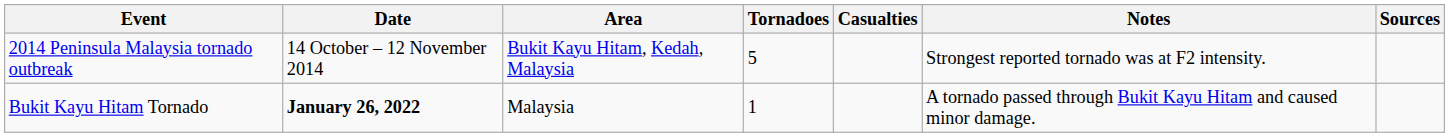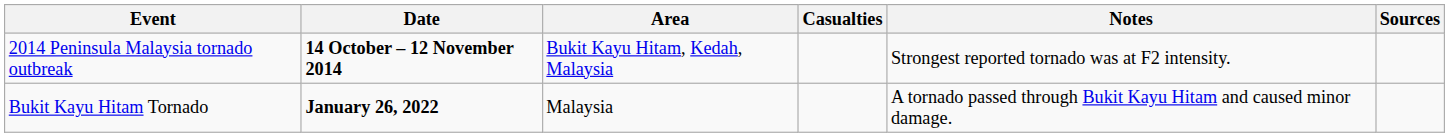- column: (788, 18)
(387, 58) normal -> (409, 58) bold
